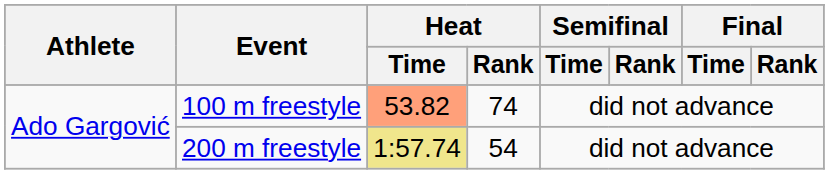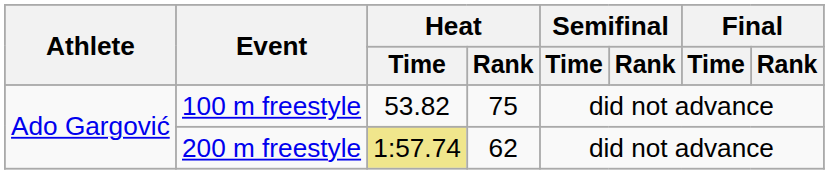(417, 106) lightsalmon background -> (417, 106) no background
(503, 106) 74 -> (503, 106) 75
(503, 148) 54 -> (503, 148) 62
